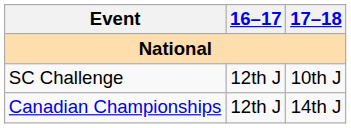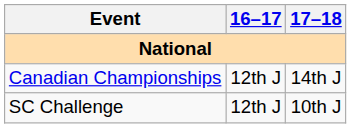rows swapped: (115, 107) <-> (66, 78)
